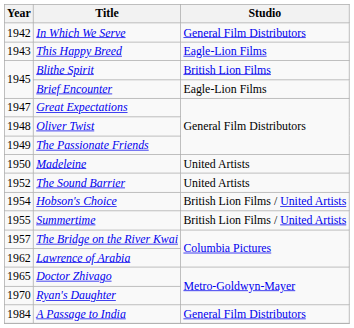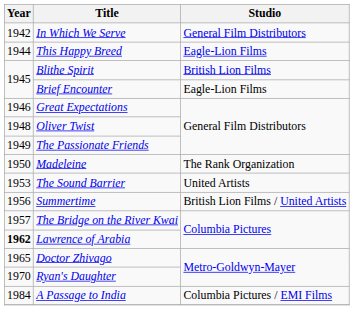(19, 51) 1943 -> (19, 51) 1944
(19, 107) 1947 -> (19, 107) 1946
(216, 164) United Artists -> (239, 164) The Rank Organization
(19, 182) 1952 -> (19, 182) 1953
- row: (76, 201)
(19, 220) 1955 -> (19, 201) 1956
(19, 257) normal -> (19, 239) bold
(245, 314) General Film Distributors -> (258, 295) Columbia Pictures / EMI Films
